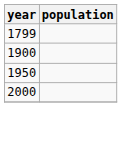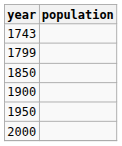+ row: (22, 34)
+ row: (22, 73)
